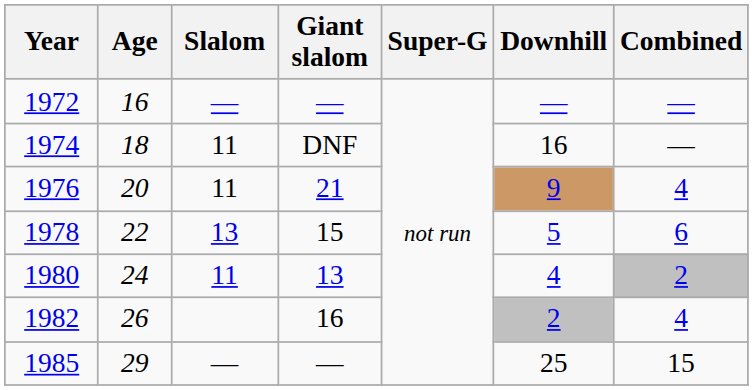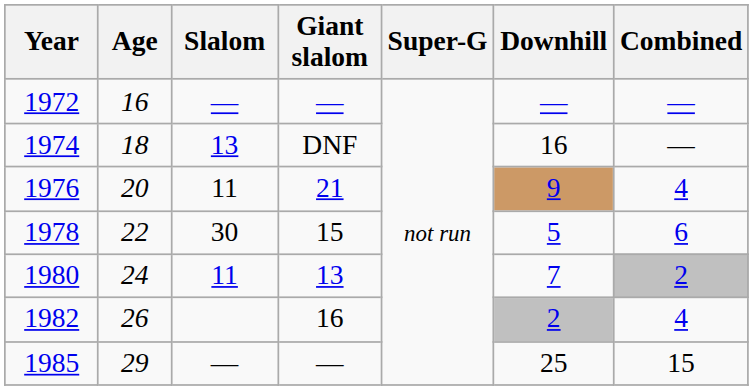(225, 144) 11 -> (225, 144) 13
(225, 231) 13 -> (225, 231) 30
(554, 275) 4 -> (554, 275) 7
